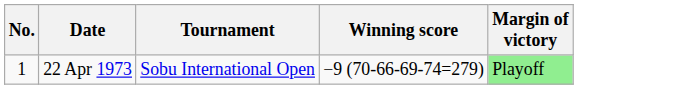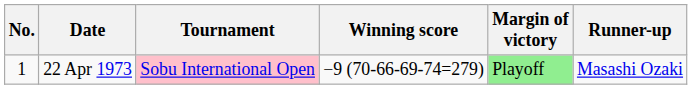+ column: (630, 29)
(228, 69) no background -> (228, 69) pink background
